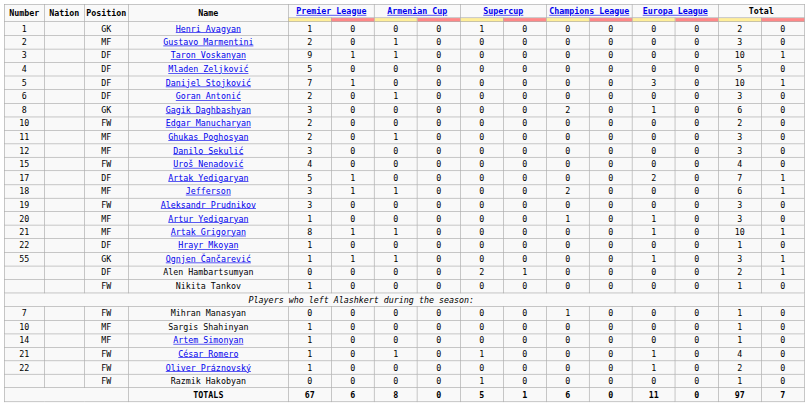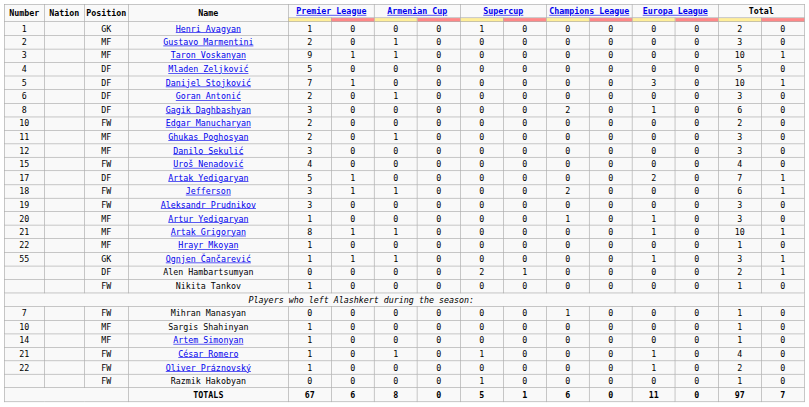(106, 56) DF -> (106, 56) MF
(106, 110) GK -> (106, 110) DF
(106, 191) MF -> (106, 191) FW
(106, 246) DF -> (106, 246) MF
